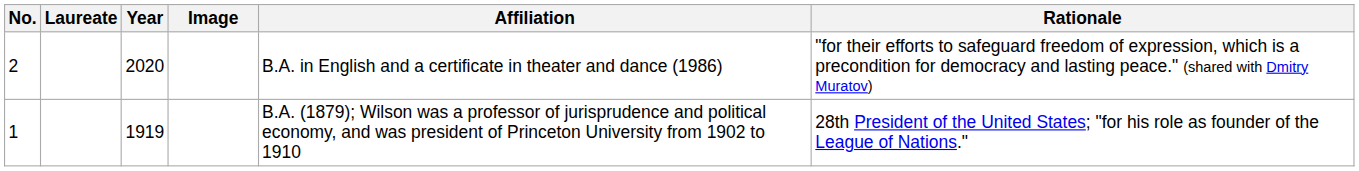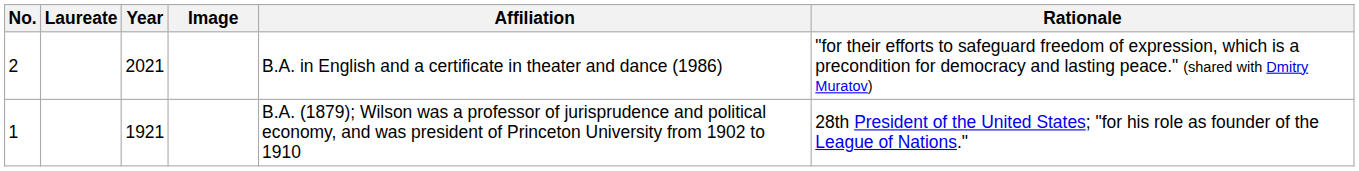(145, 65) 2020 -> (145, 65) 2021
(145, 132) 1919 -> (145, 132) 1921
